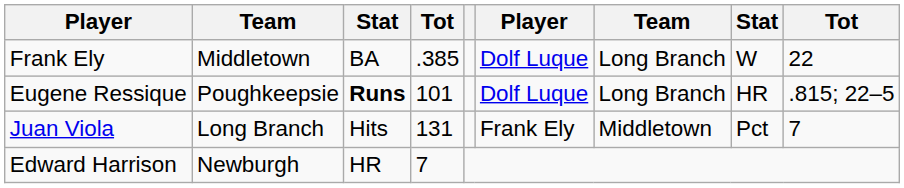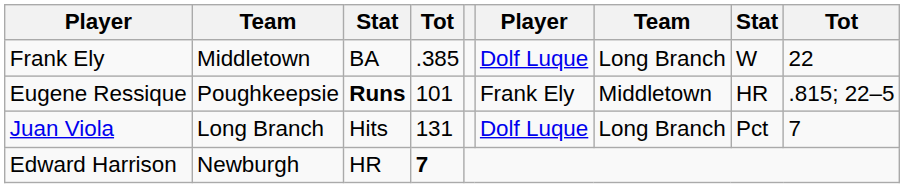(534, 93) Dolf Luque -> (527, 93) Frank Ely
(662, 93) Long Branch -> (655, 93) Middletown
(527, 128) Frank Ely -> (534, 128) Dolf Luque
(655, 128) Middletown -> (662, 128) Long Branch
(422, 164) normal -> (422, 164) bold
